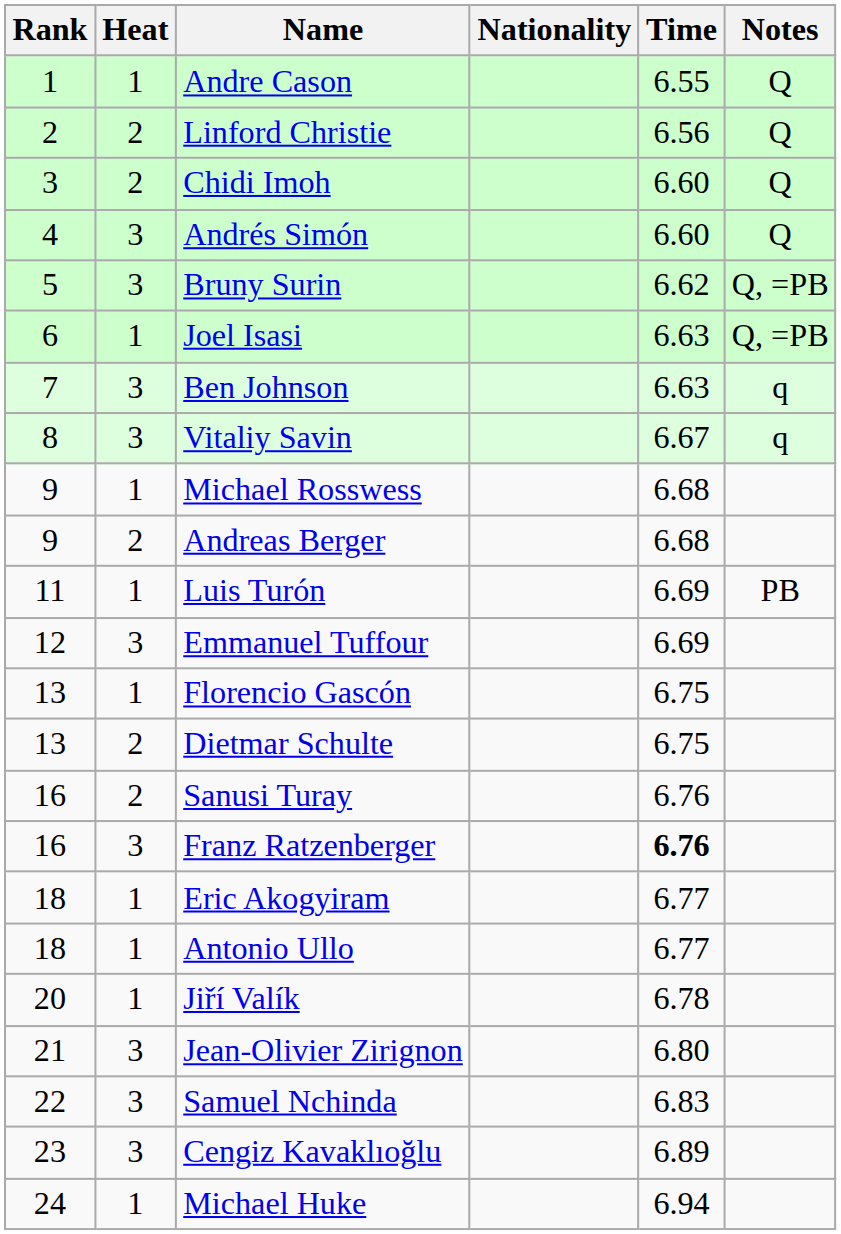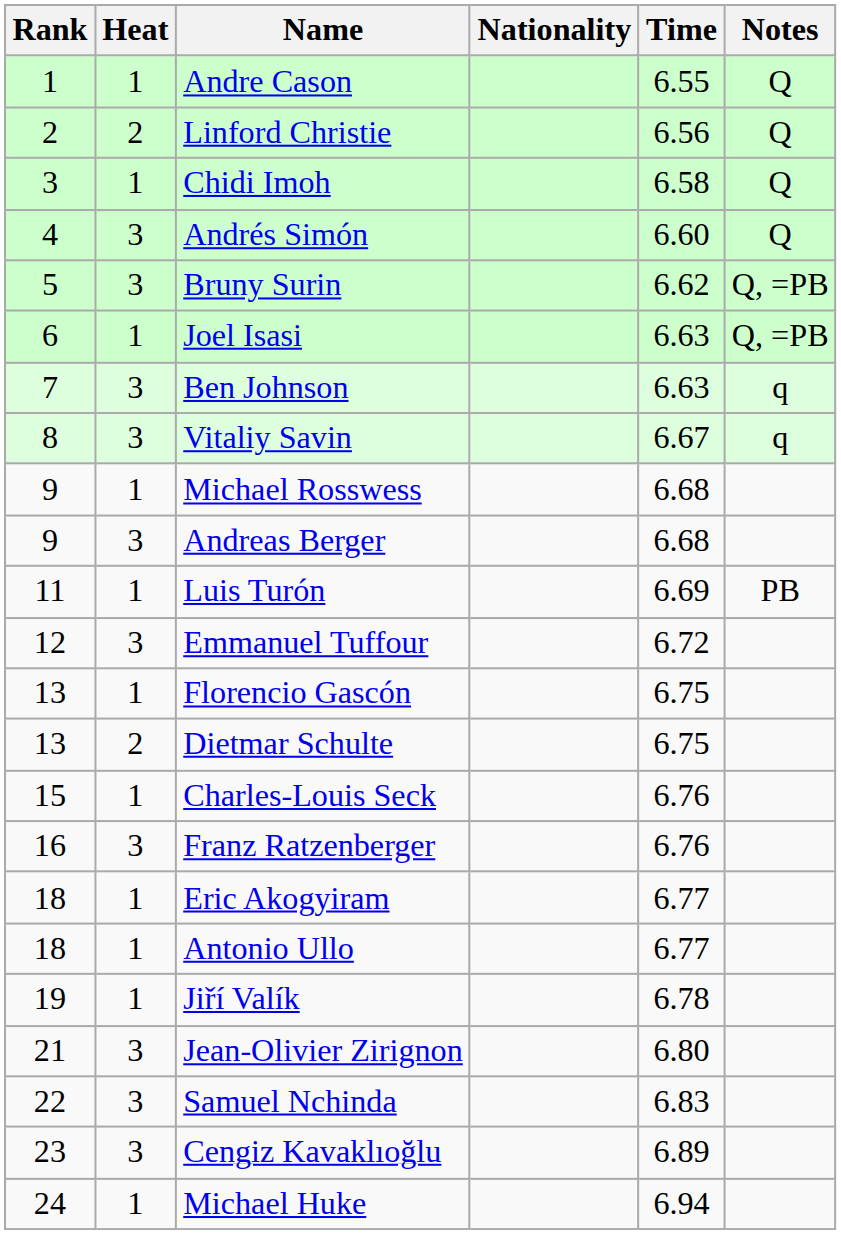(135, 183) 2 -> (135, 183) 1
(682, 183) 6.60 -> (682, 183) 6.58
(135, 540) 2 -> (135, 540) 3
(682, 642) 6.69 -> (682, 642) 6.72
+ row: (310, 795)
- row: (268, 795)
(682, 846) bold -> (682, 846) normal
(50, 999) 20 -> (50, 999) 19
